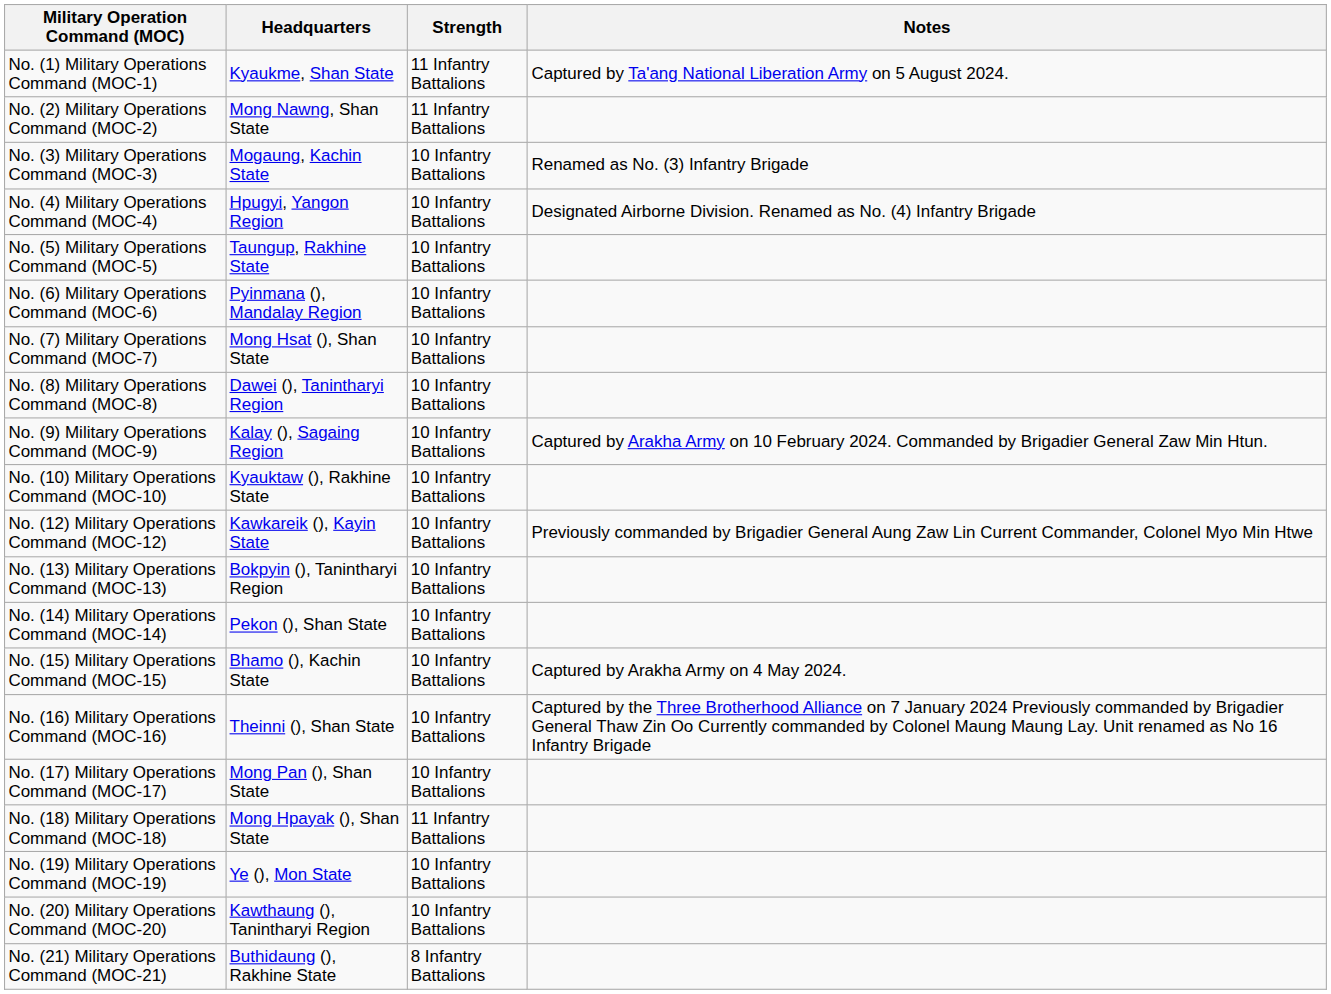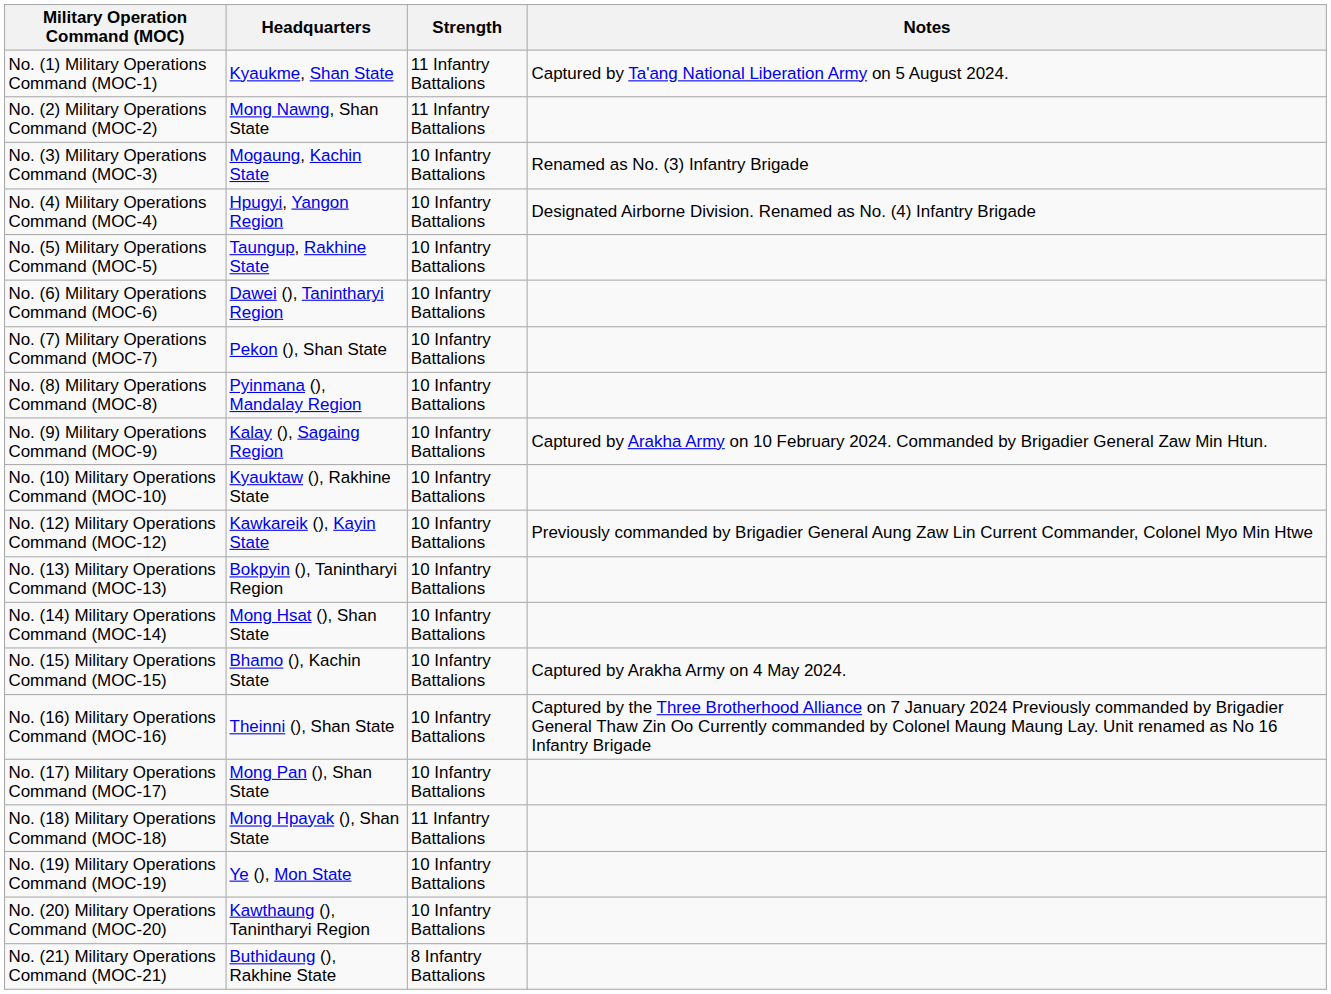(296, 303) Pyinmana (), Mandalay Region -> (307, 303) Dawei (), Tanintharyi Region
(303, 349) Mong Hsat (), Shan State -> (308, 349) Pekon (), Shan State
(307, 395) Dawei (), Tanintharyi Region -> (296, 395) Pyinmana (), Mandalay Region
(308, 625) Pekon (), Shan State -> (303, 625) Mong Hsat (), Shan State
